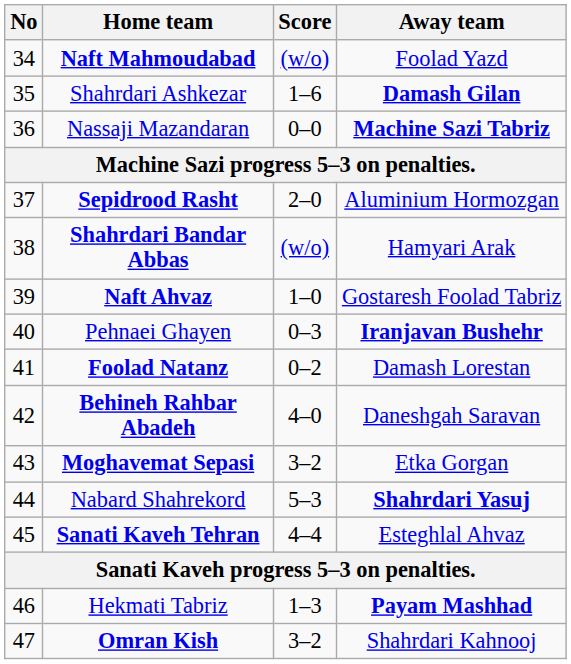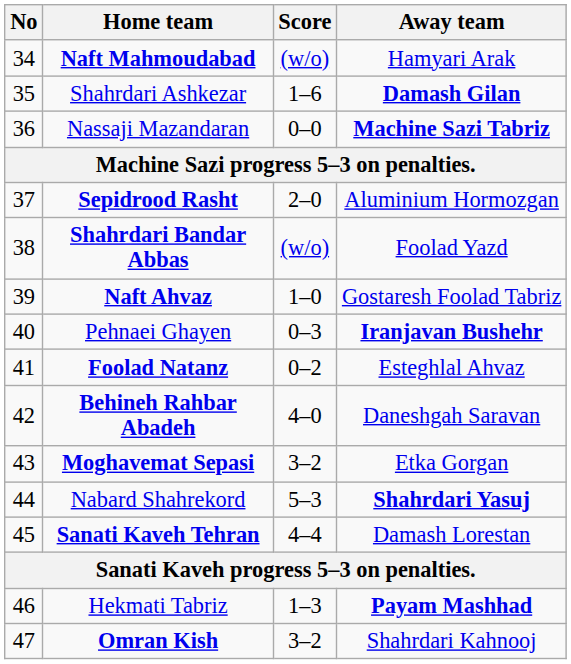(452, 57) Foolad Yazd -> (452, 57) Hamyari Arak
(452, 248) Hamyari Arak -> (452, 248) Foolad Yazd
(452, 367) Damash Lorestan -> (452, 367) Esteghlal Ahvaz
(452, 534) Esteghlal Ahvaz -> (452, 534) Damash Lorestan
